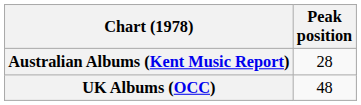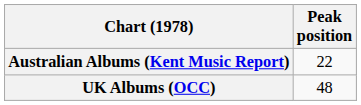(325, 61) 28 -> (325, 61) 22
